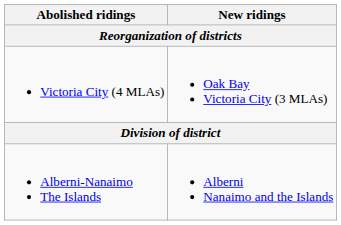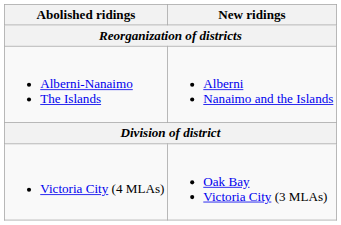rows swapped: (86, 189) <-> (86, 92)
